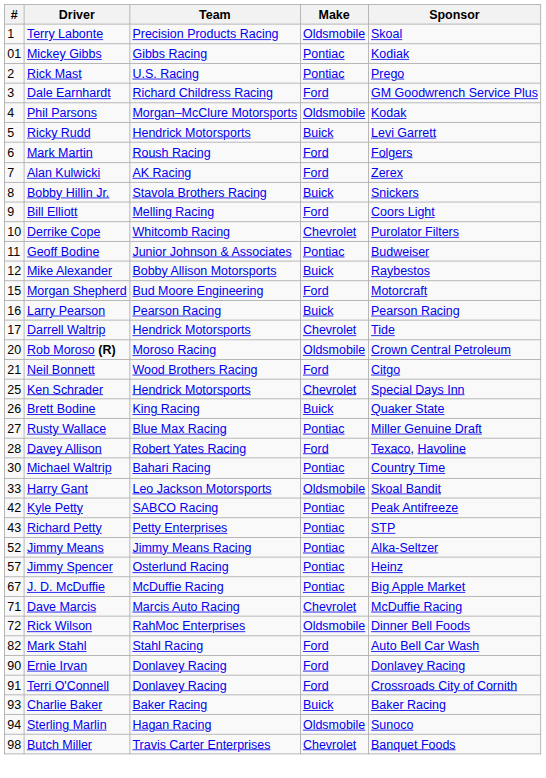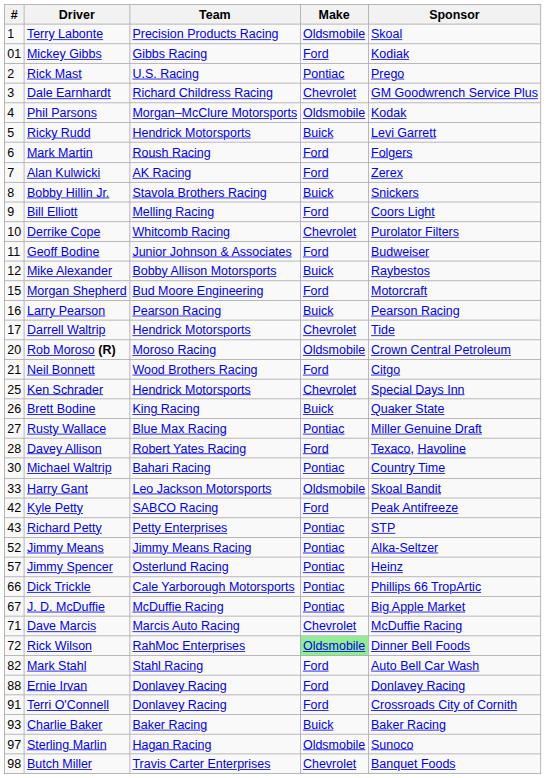(324, 54) Pontiac -> (316, 54) Ford
(316, 93) Ford -> (330, 93) Chevrolet
(324, 251) Pontiac -> (316, 251) Ford
(324, 508) Pontiac -> (316, 508) Ford
+ row: (59, 587)
(334, 626) no background -> (334, 646) lightgreen background
(14, 666) 90 -> (14, 685) 88
(14, 725) 94 -> (14, 745) 97
